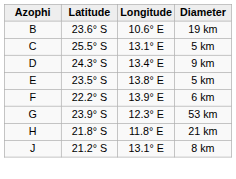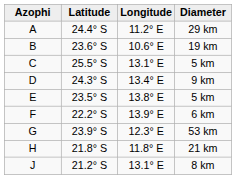+ row: (33, 30)
